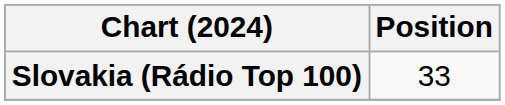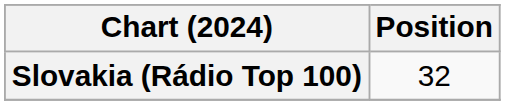(434, 75) 33 -> (434, 75) 32
